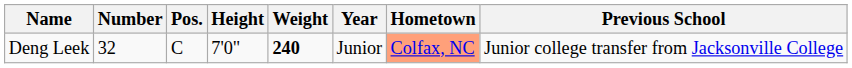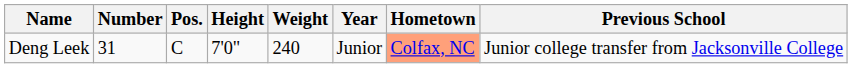(107, 47) 32 -> (107, 47) 31
(286, 47) bold -> (286, 47) normal
